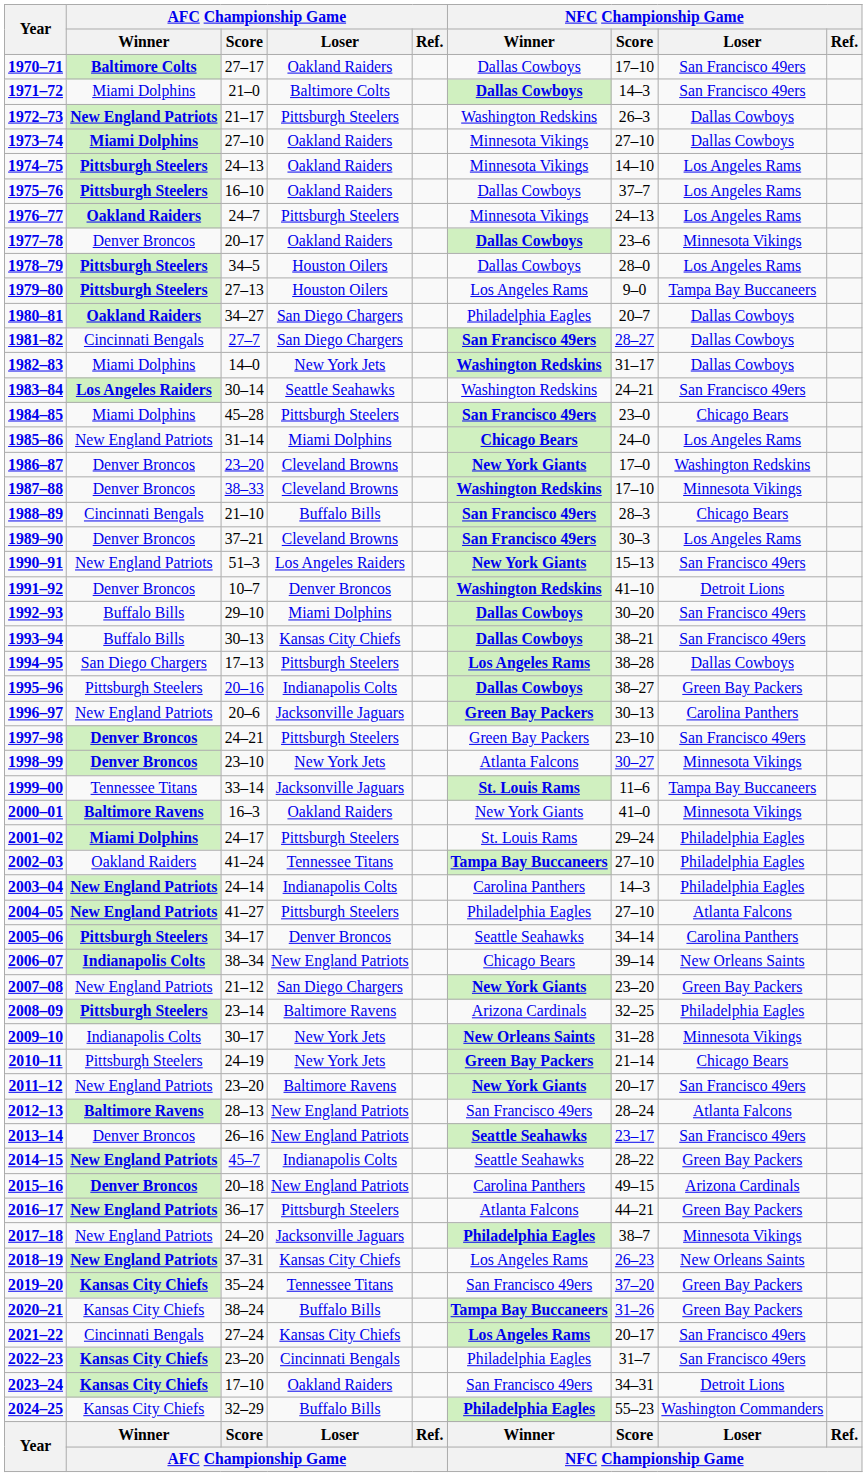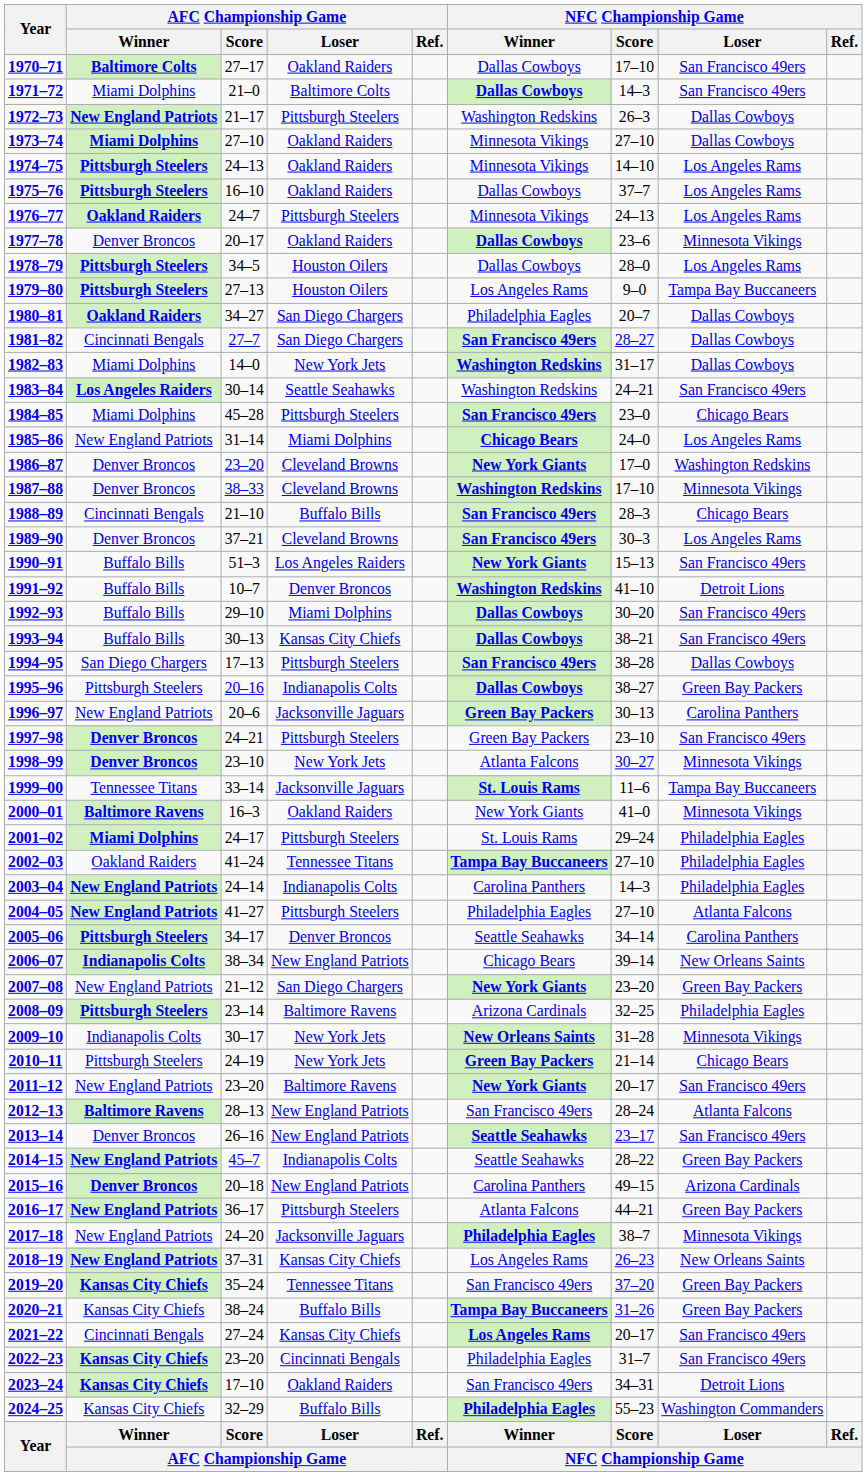(144, 564) New England Patriots -> (144, 564) Buffalo Bills
(144, 588) Denver Broncos -> (144, 588) Buffalo Bills
(529, 663) Los Angeles Rams -> (529, 663) San Francisco 49ers
